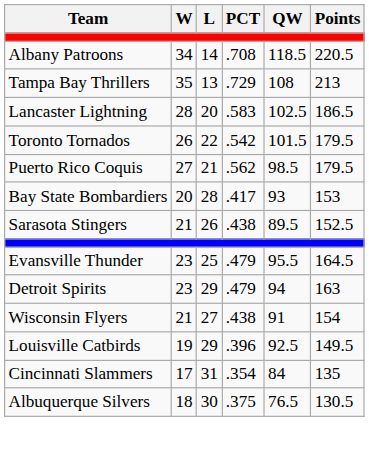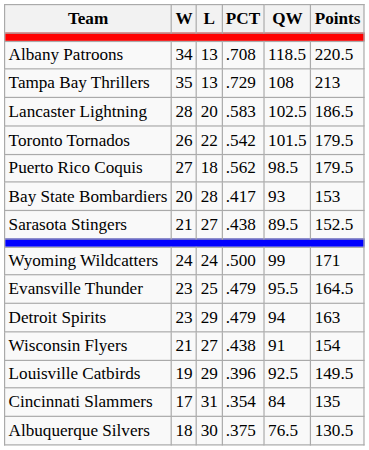(209, 55) 14 -> (209, 55) 13
(209, 168) 21 -> (209, 168) 18
(209, 224) 26 -> (209, 224) 27
+ row: (83, 261)
